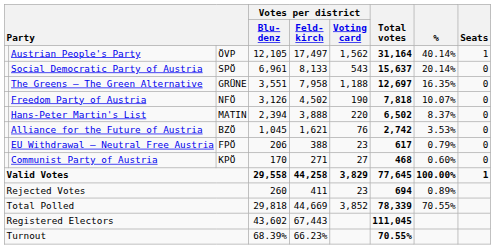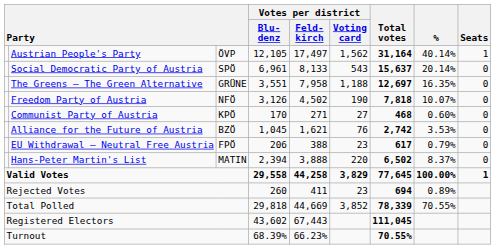rows swapped: (79, 114) <-> (84, 160)
